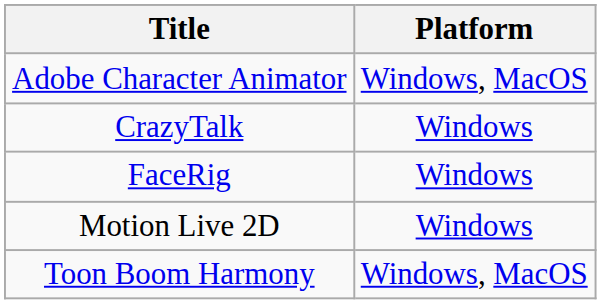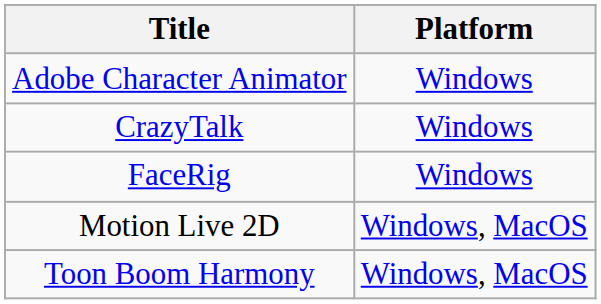(474, 77) Windows, MacOS -> (474, 77) Windows
(474, 224) Windows -> (474, 224) Windows, MacOS
